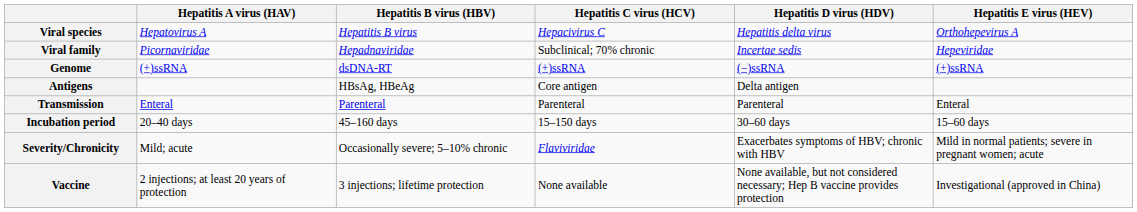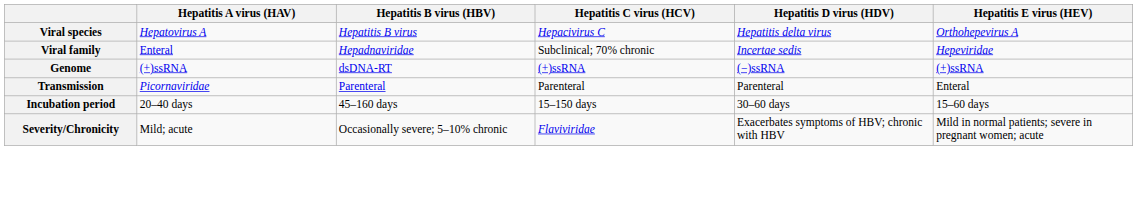(175, 50) Picornaviridae -> (156, 50) Enteral
- row: (71, 86)
(156, 104) Enteral -> (175, 86) Picornaviridae
- row: (71, 185)
